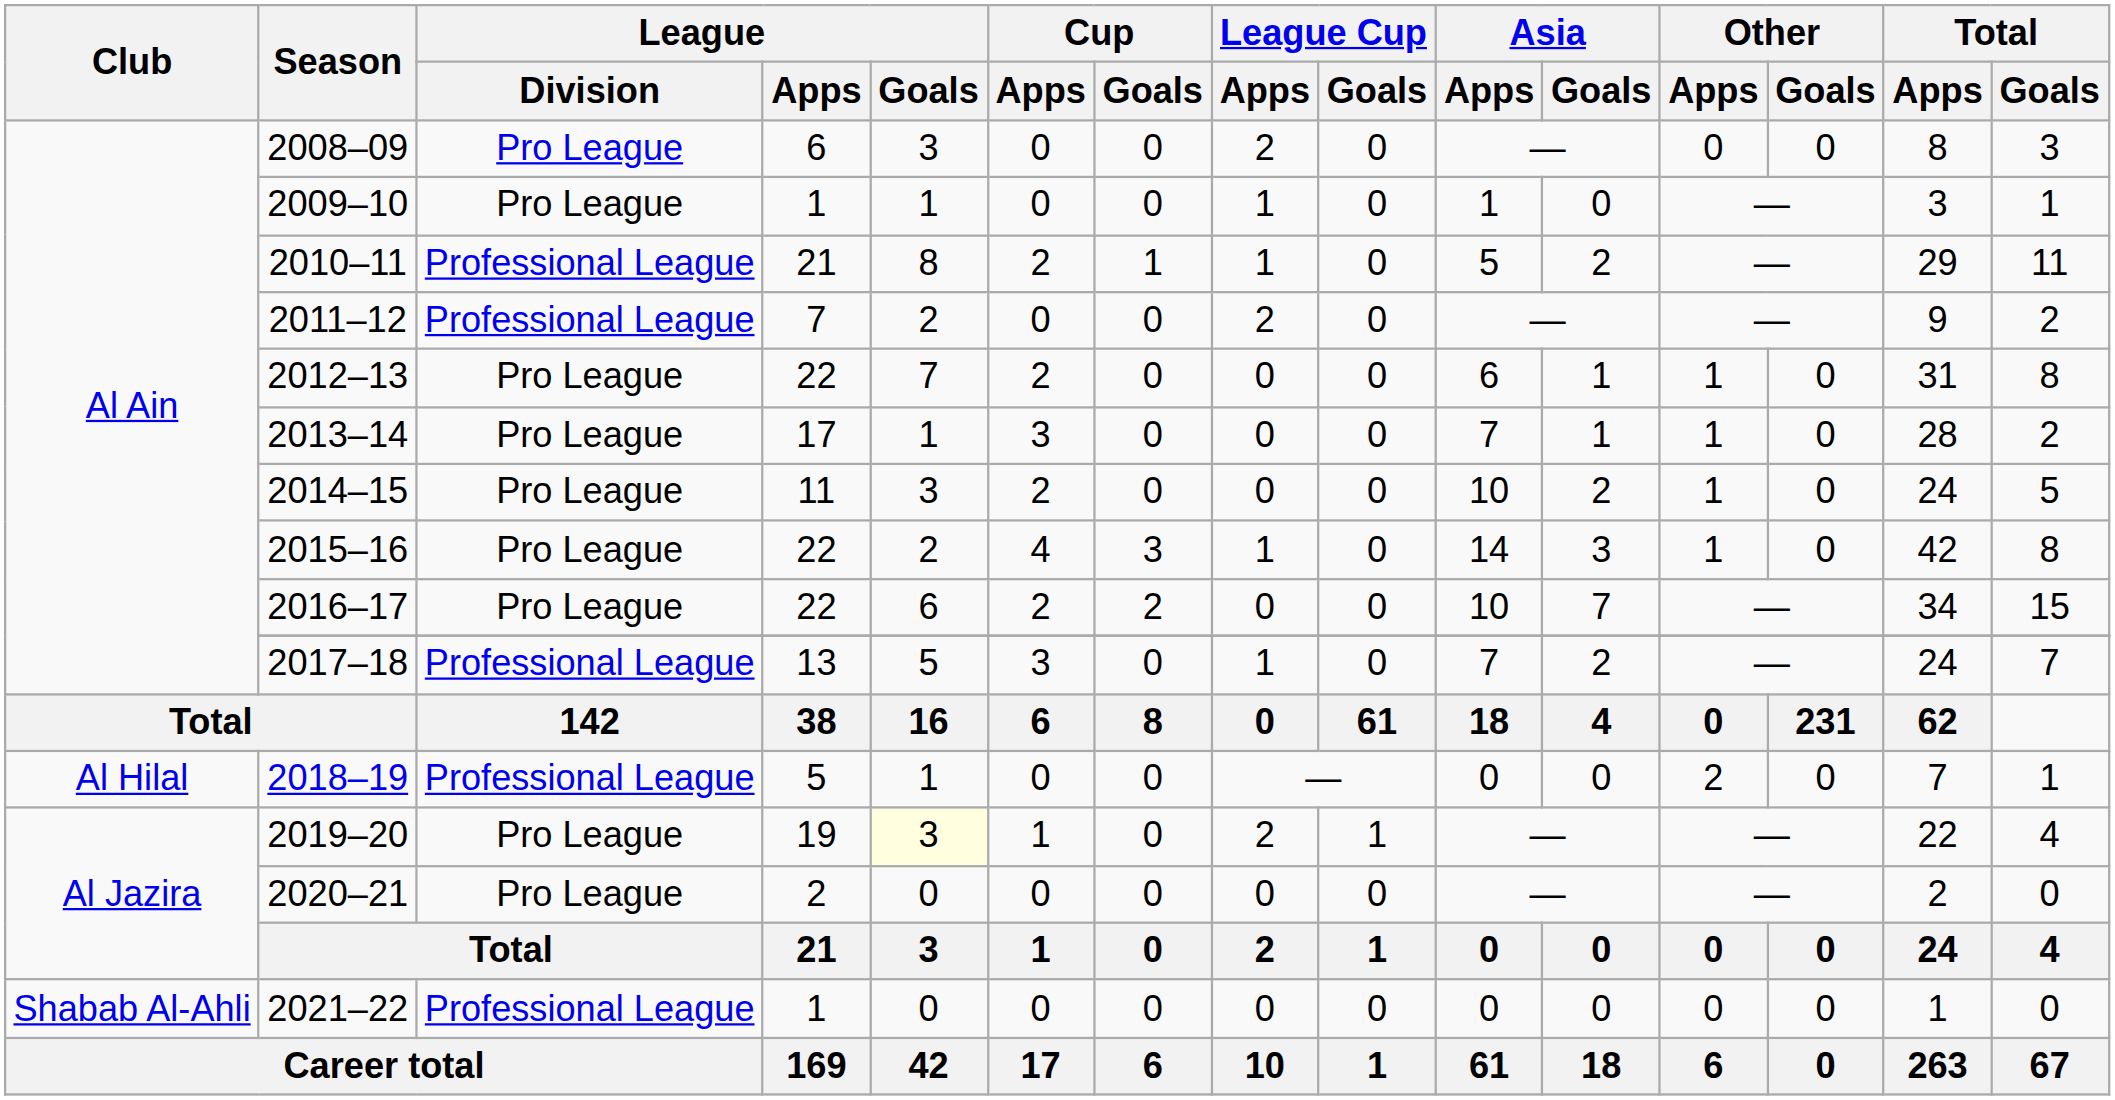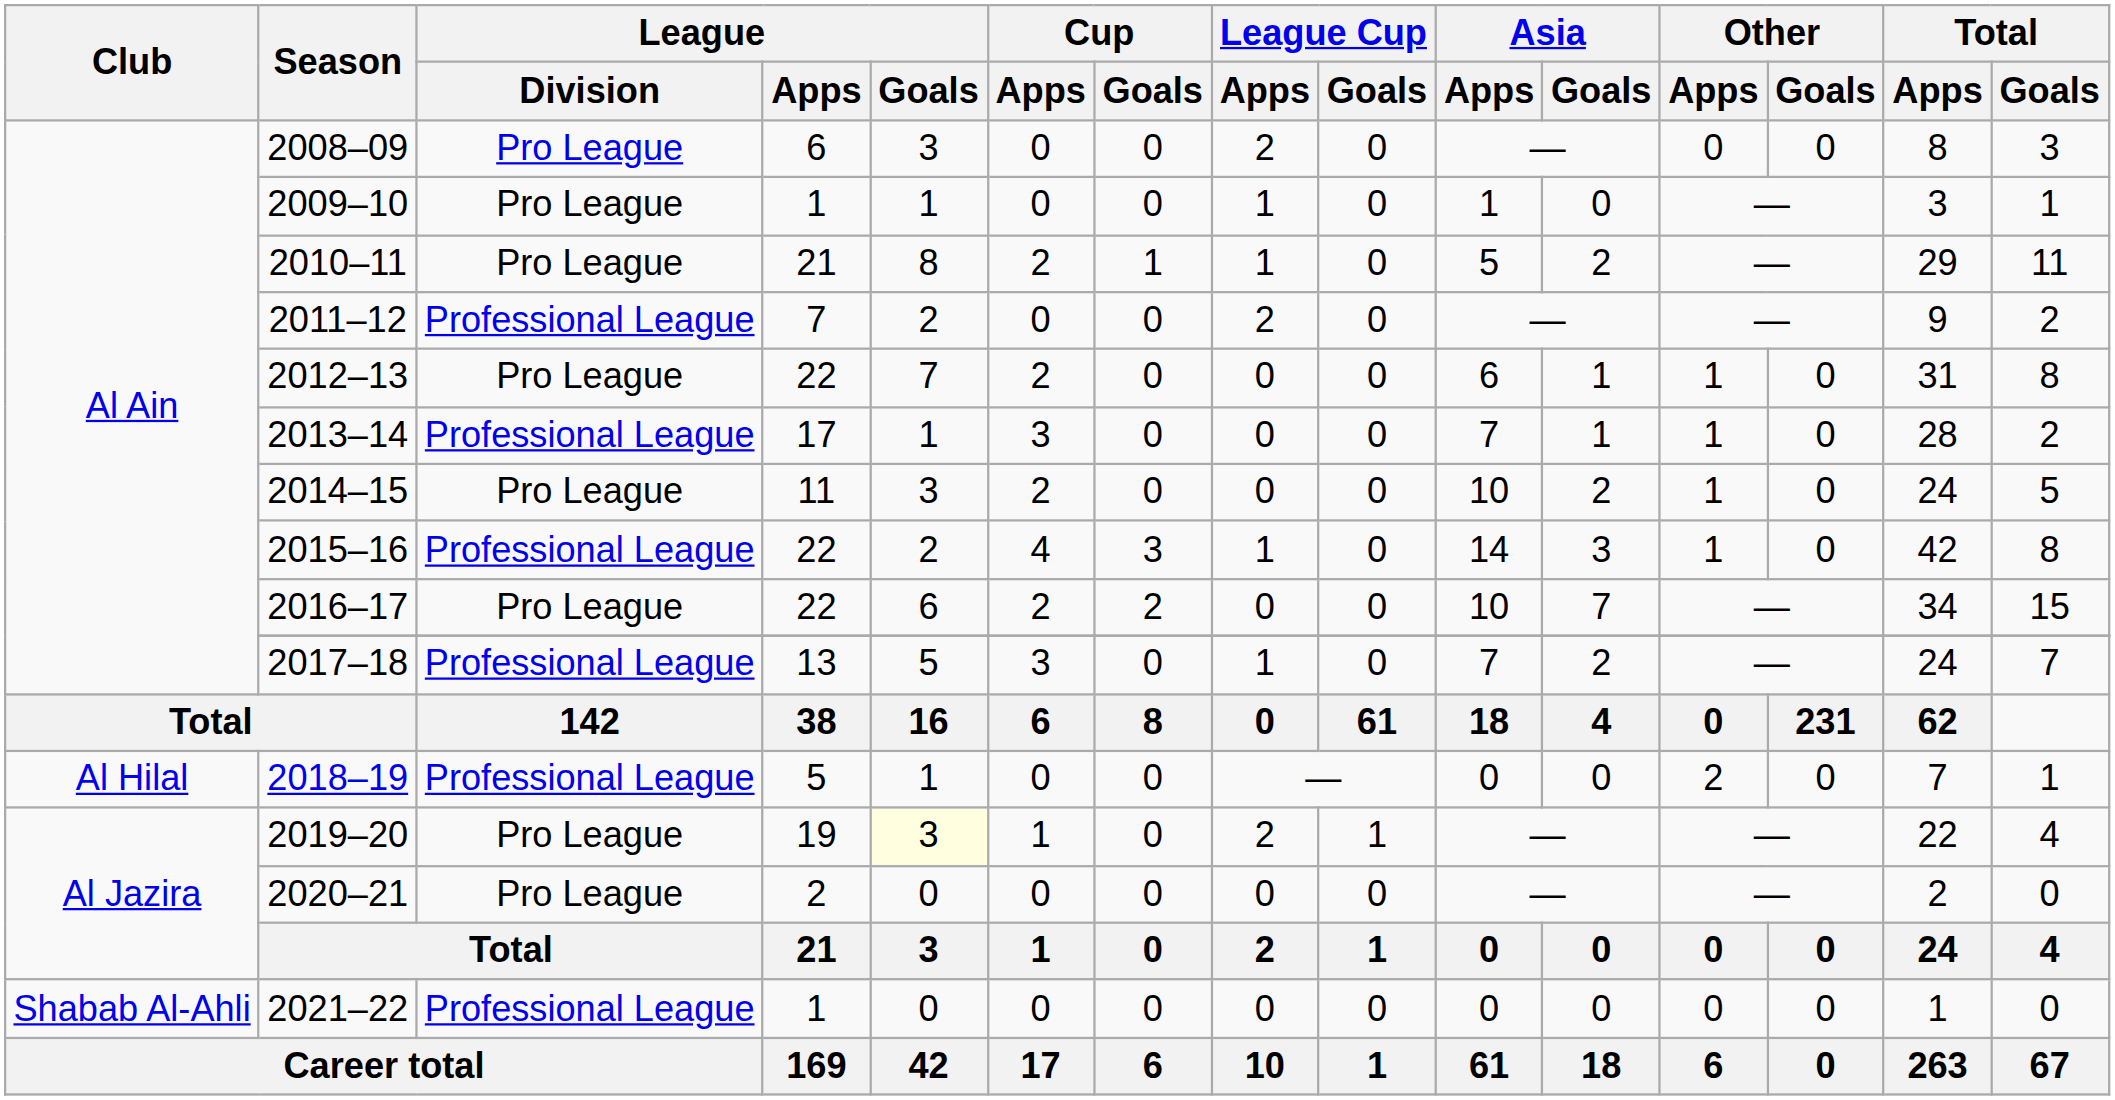(590, 262) Professional League -> (590, 262) Pro League
(590, 434) Pro League -> (590, 434) Professional League
(590, 549) Pro League -> (590, 549) Professional League
